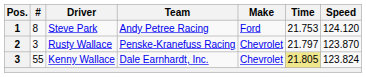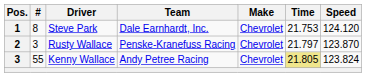(164, 28) Andy Petree Racing -> (164, 28) Dale Earnhardt, Inc.
(250, 28) Ford -> (261, 28) Chevrolet
(164, 60) Dale Earnhardt, Inc. -> (164, 60) Andy Petree Racing
